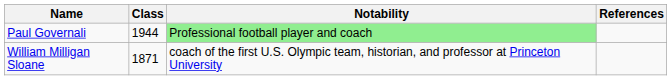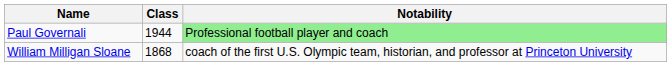- column: (631, 14)
(145, 58) 1871 -> (158, 52) 1868
